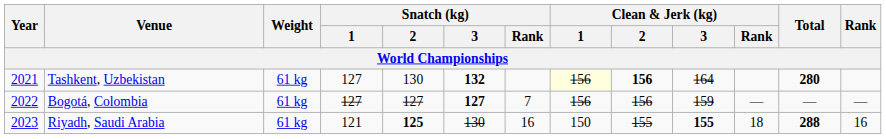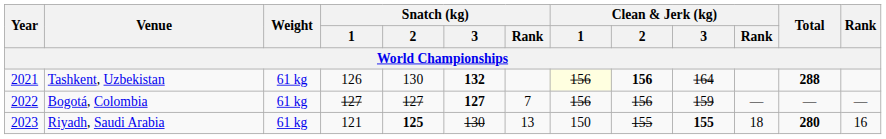(351, 79) 127 -> (351, 79) 126
(810, 79) 280 -> (810, 79) 288
(528, 123) 16 -> (528, 123) 13
(810, 123) 288 -> (810, 123) 280
